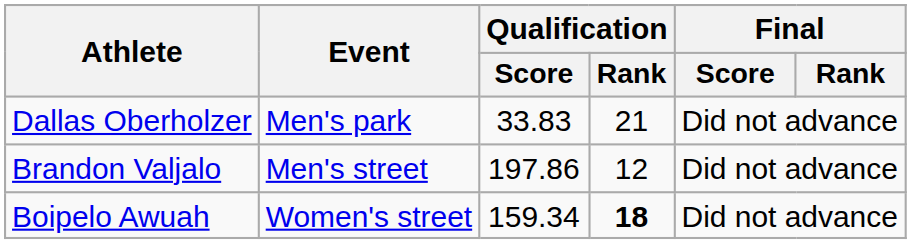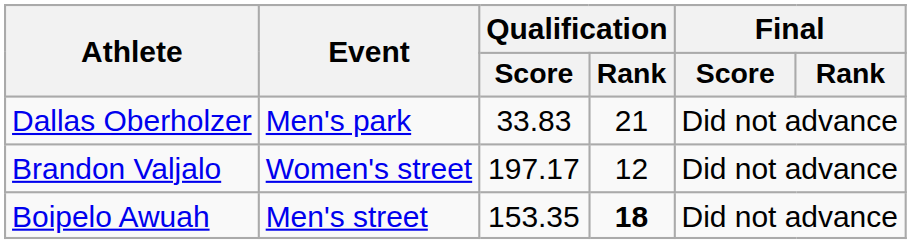(347, 168) Men's street -> (369, 168) Women's street
(534, 168) 197.86 -> (534, 168) 197.17
(369, 216) Women's street -> (347, 216) Men's street
(534, 216) 159.34 -> (534, 216) 153.35
